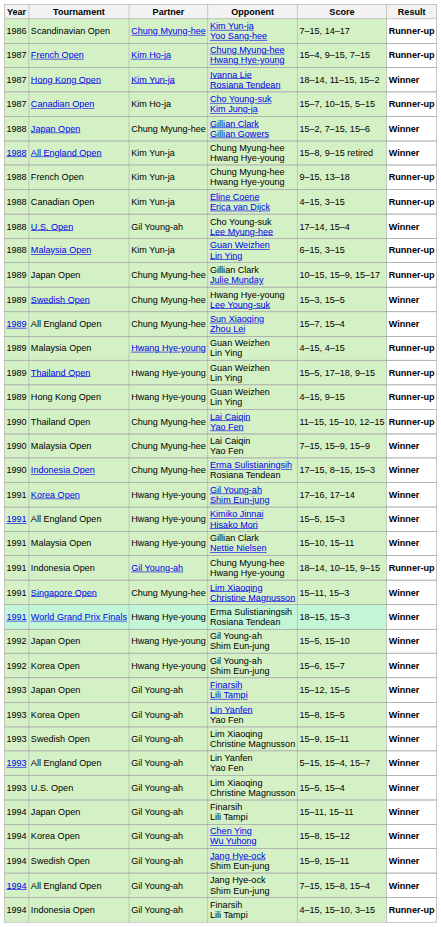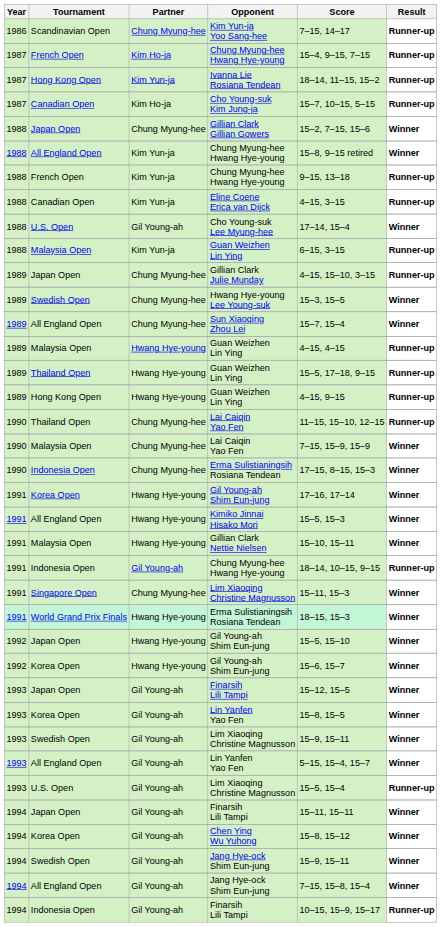(404, 80) Winner -> (412, 80) Runner-up
(340, 275) 10–15, 15–9, 15–17 -> (337, 275) 4–15, 15–10, 3–15
(404, 788) Winner -> (412, 788) Runner-up
(337, 910) 4–15, 15–10, 3–15 -> (340, 910) 10–15, 15–9, 15–17
